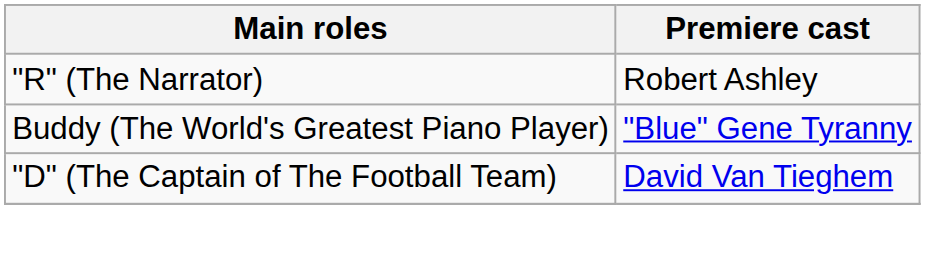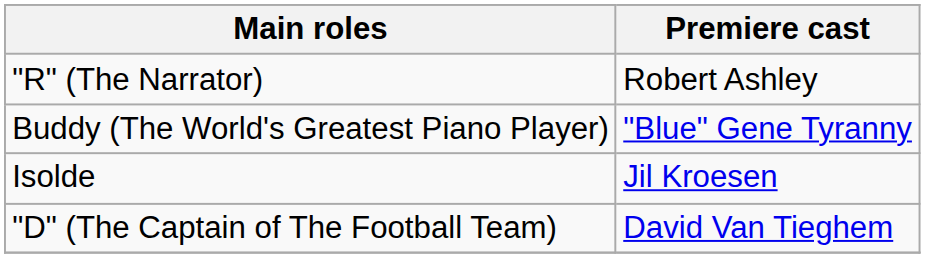+ row: (54, 177)
